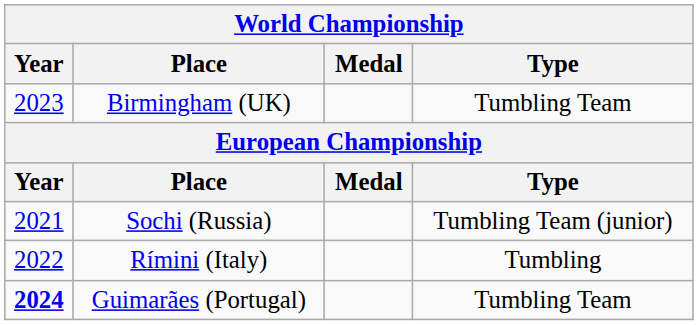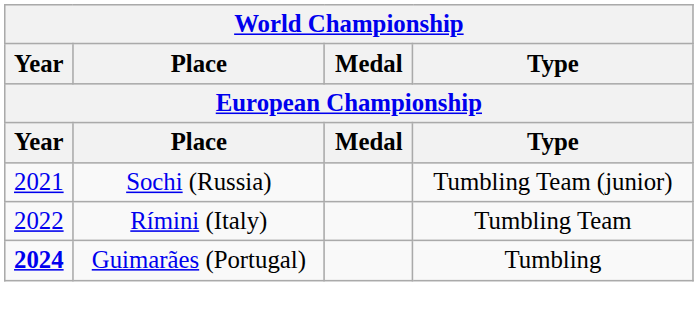- row: (199, 102)
(553, 260) Tumbling -> (553, 220) Tumbling Team
(553, 299) Tumbling Team -> (553, 260) Tumbling
